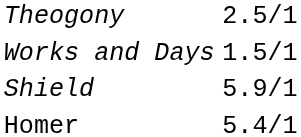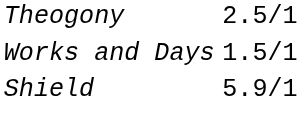- row: (41, 126)
